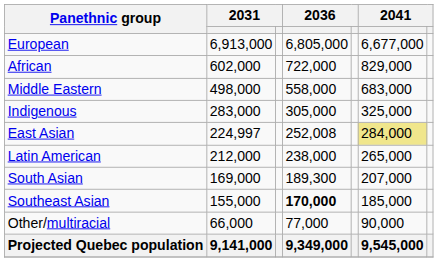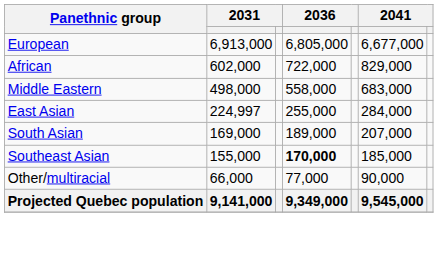- row: (42, 111)
(311, 133) 252,008 -> (311, 111) 255,000
(386, 133) khaki background -> (386, 111) no background
- row: (54, 156)
(311, 178) 189,300 -> (311, 133) 189,000
